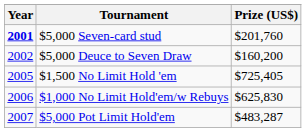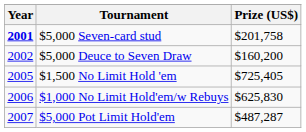(259, 35) $201,760 -> (259, 35) $201,758
(259, 117) $483,287 -> (259, 117) $487,287
